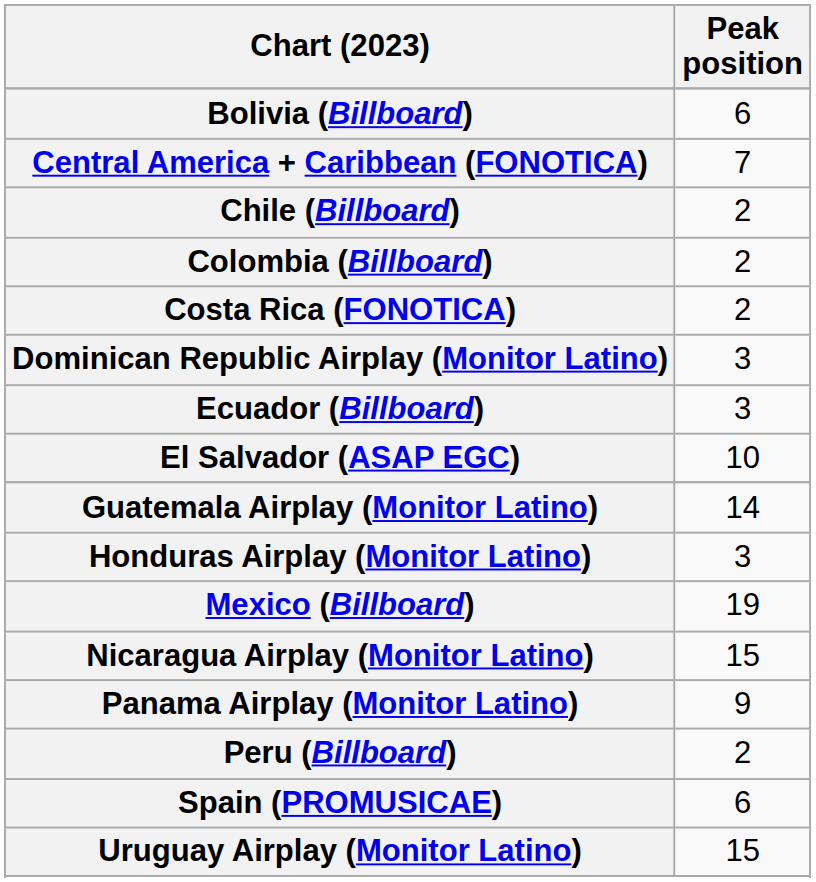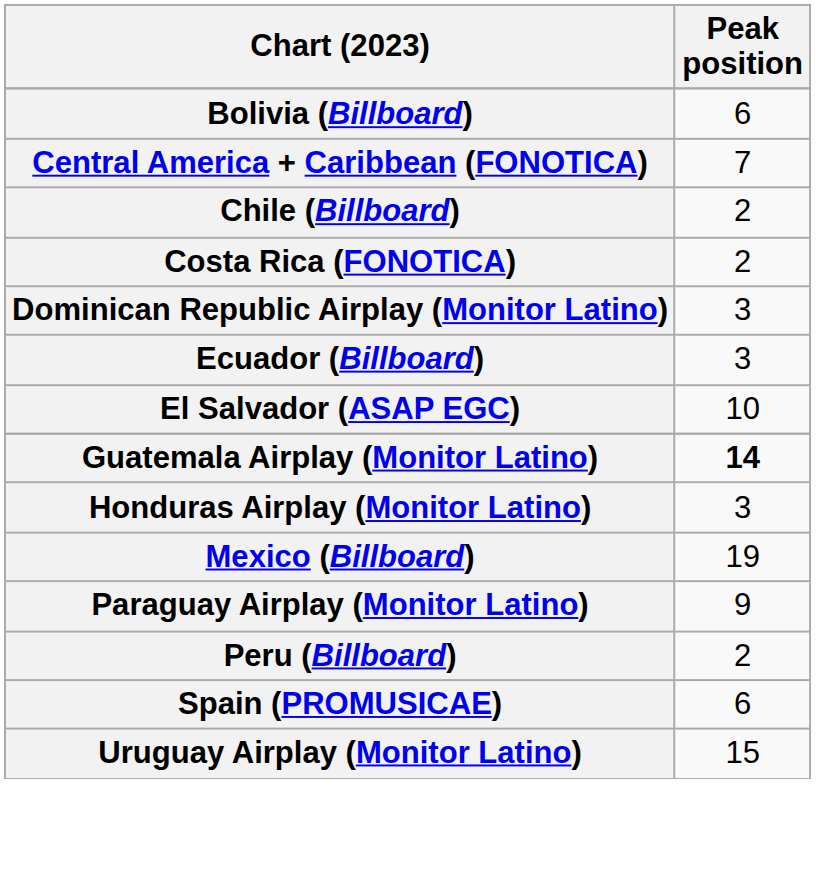- row: (340, 260)
(743, 507) normal -> (743, 457) bold
- row: (340, 654)
- row: (340, 703)
+ row: (340, 605)
